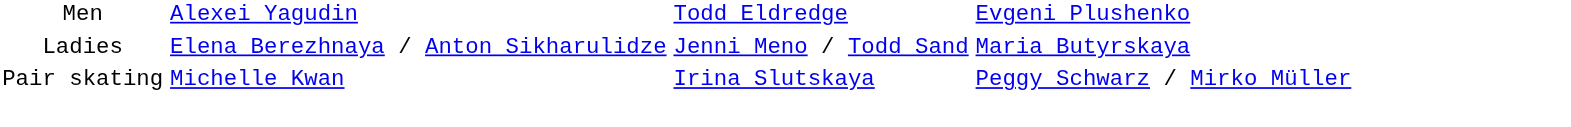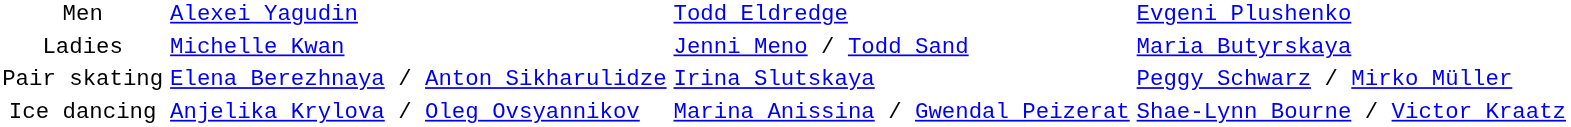(418, 47) Elena Berezhnaya / Anton Sikharulidze -> (257, 47) Michelle Kwan
(257, 79) Michelle Kwan -> (418, 79) Elena Berezhnaya / Anton Sikharulidze
+ row: (83, 112)
